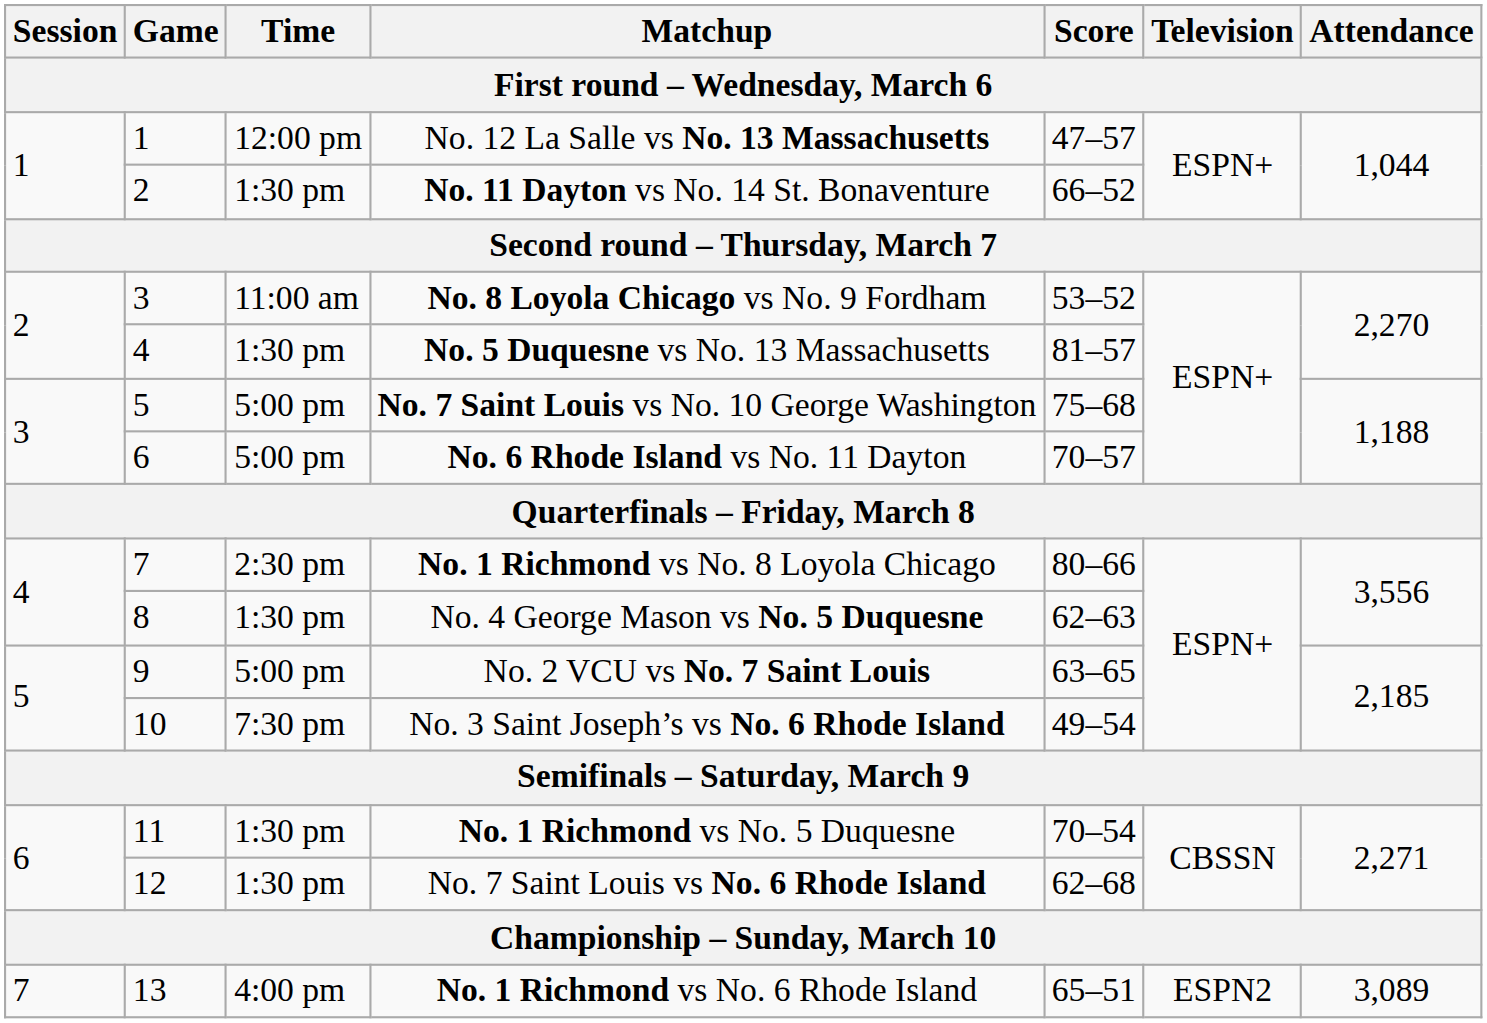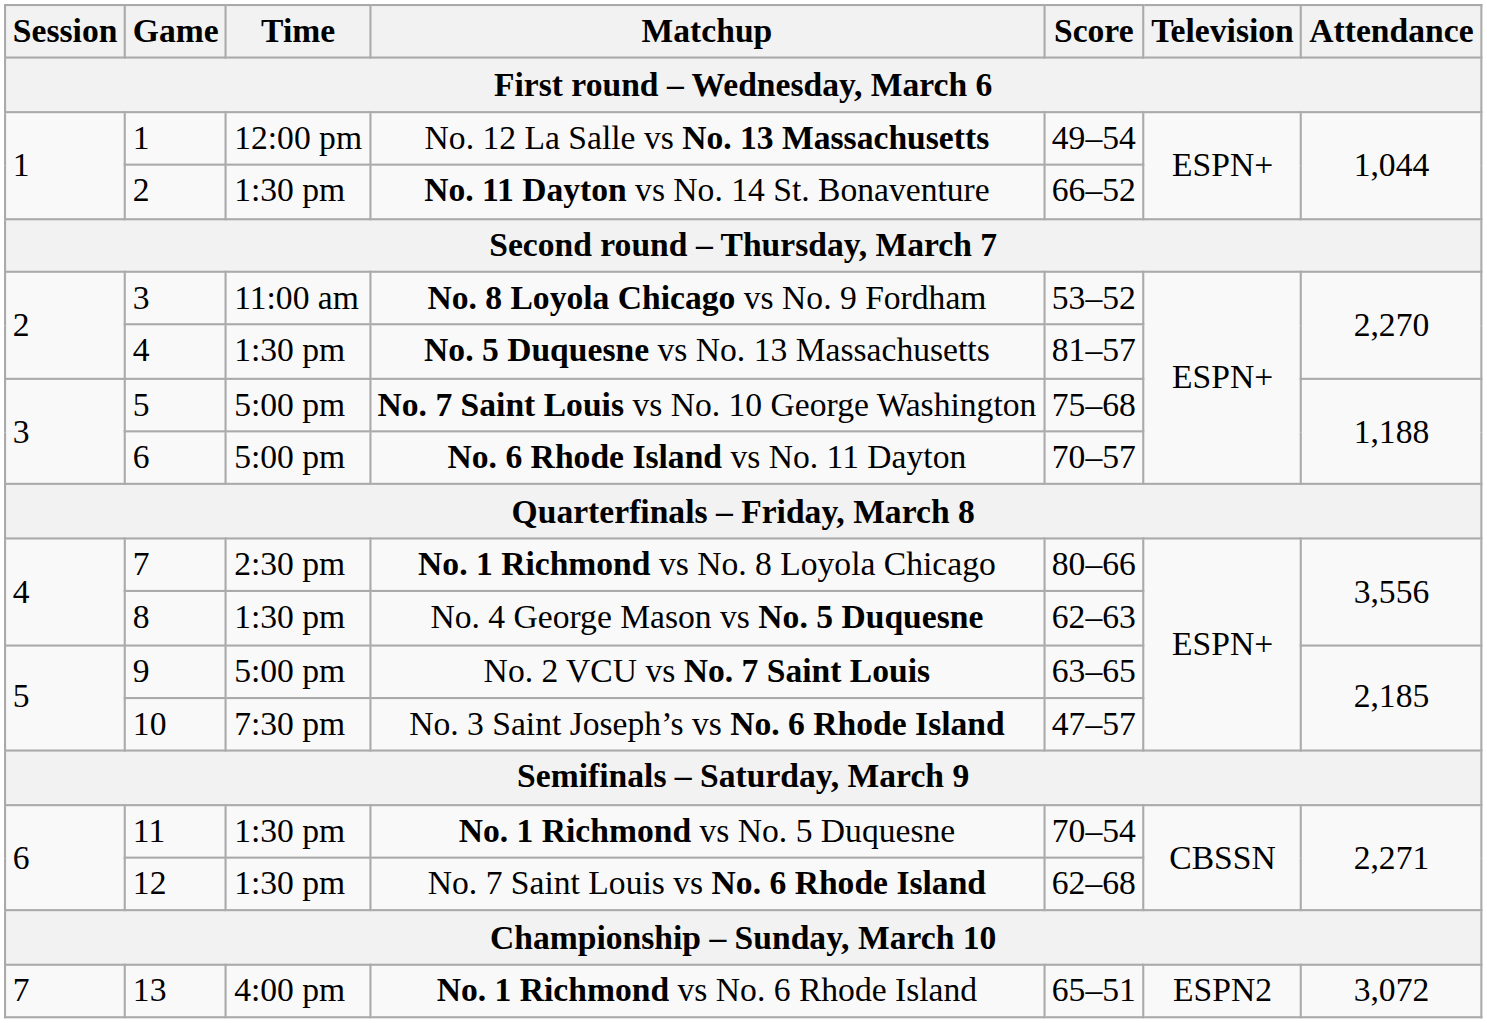(1094, 137) 47–57 -> (1094, 137) 49–54
(1094, 723) 49–54 -> (1094, 723) 47–57
(1391, 990) 3,089 -> (1391, 990) 3,072
